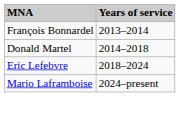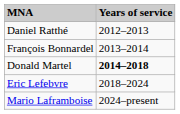+ row: (37, 30)
(124, 48) normal -> (124, 65) bold
